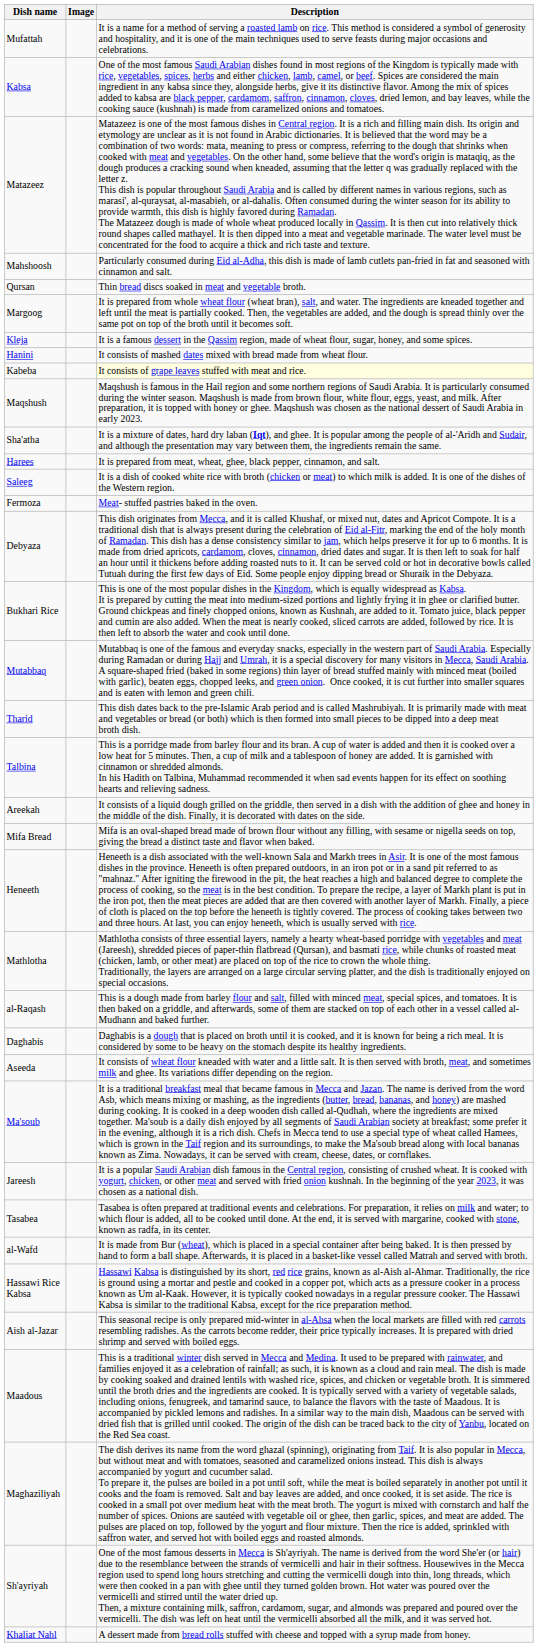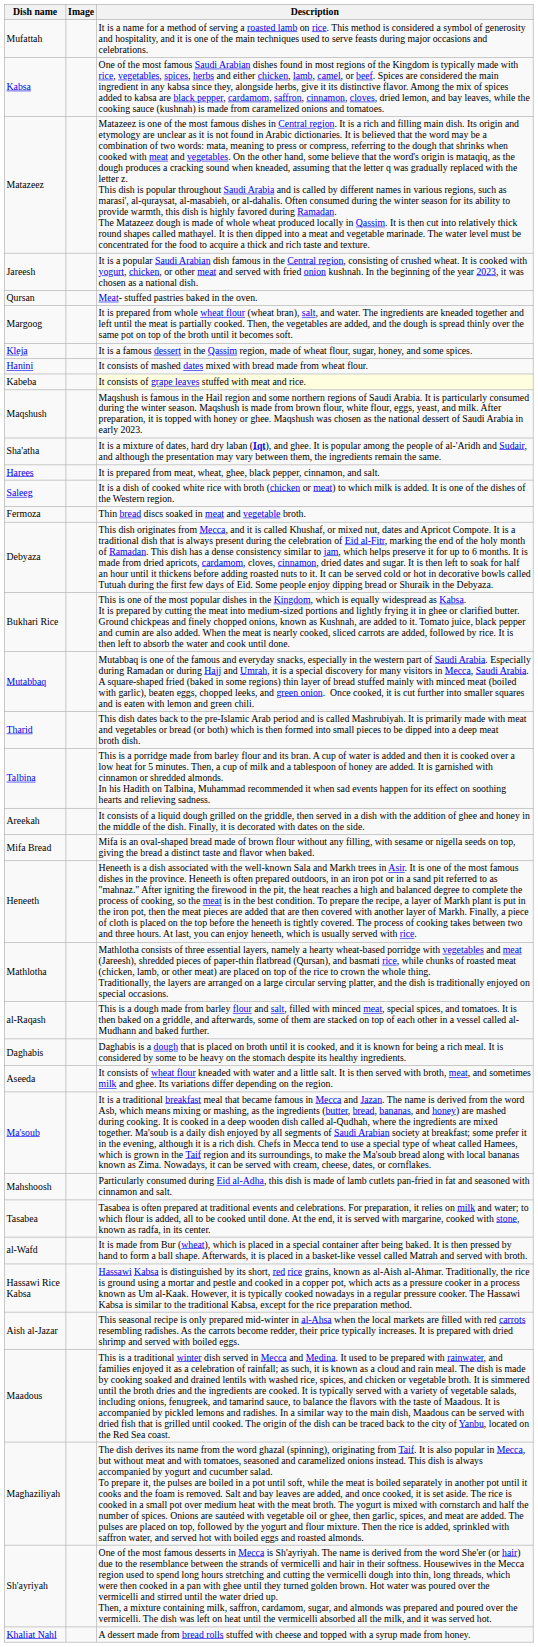rows swapped: (21, 1181) <-> (29, 266)
(202, 287) Thin bread discs soaked in meat and vegetable broth. -> (178, 298) Meat- stuffed pastries baked in the oven.
(178, 503) Meat- stuffed pastries baked in the oven. -> (202, 514) Thin bread discs soaked in meat and vegetable broth.
